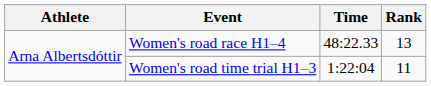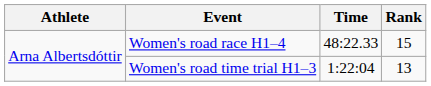(404, 43) 13 -> (404, 43) 15
(404, 69) 11 -> (404, 69) 13
